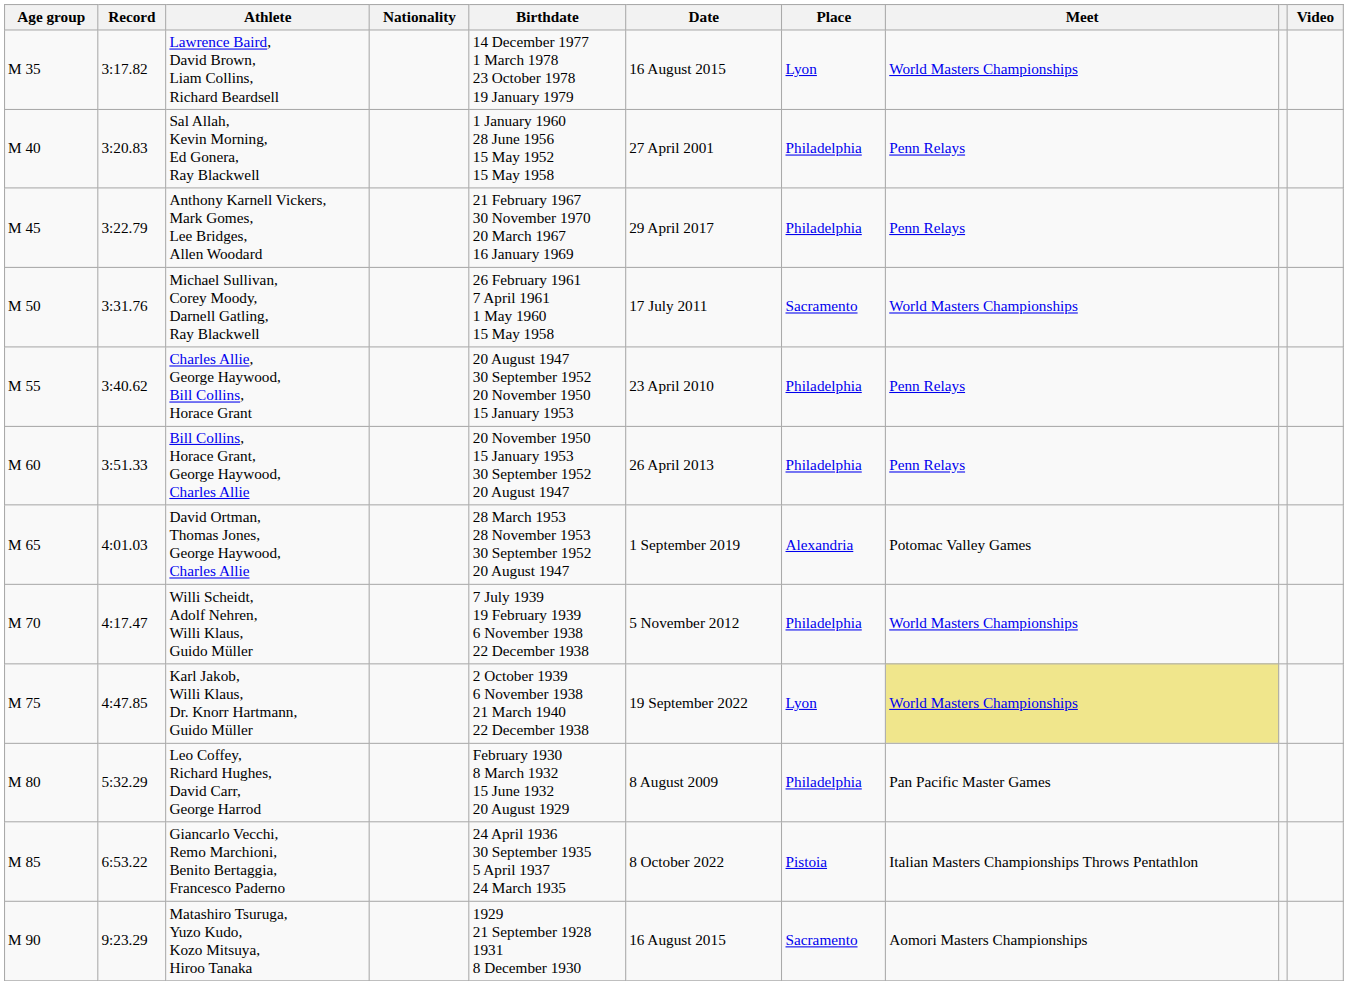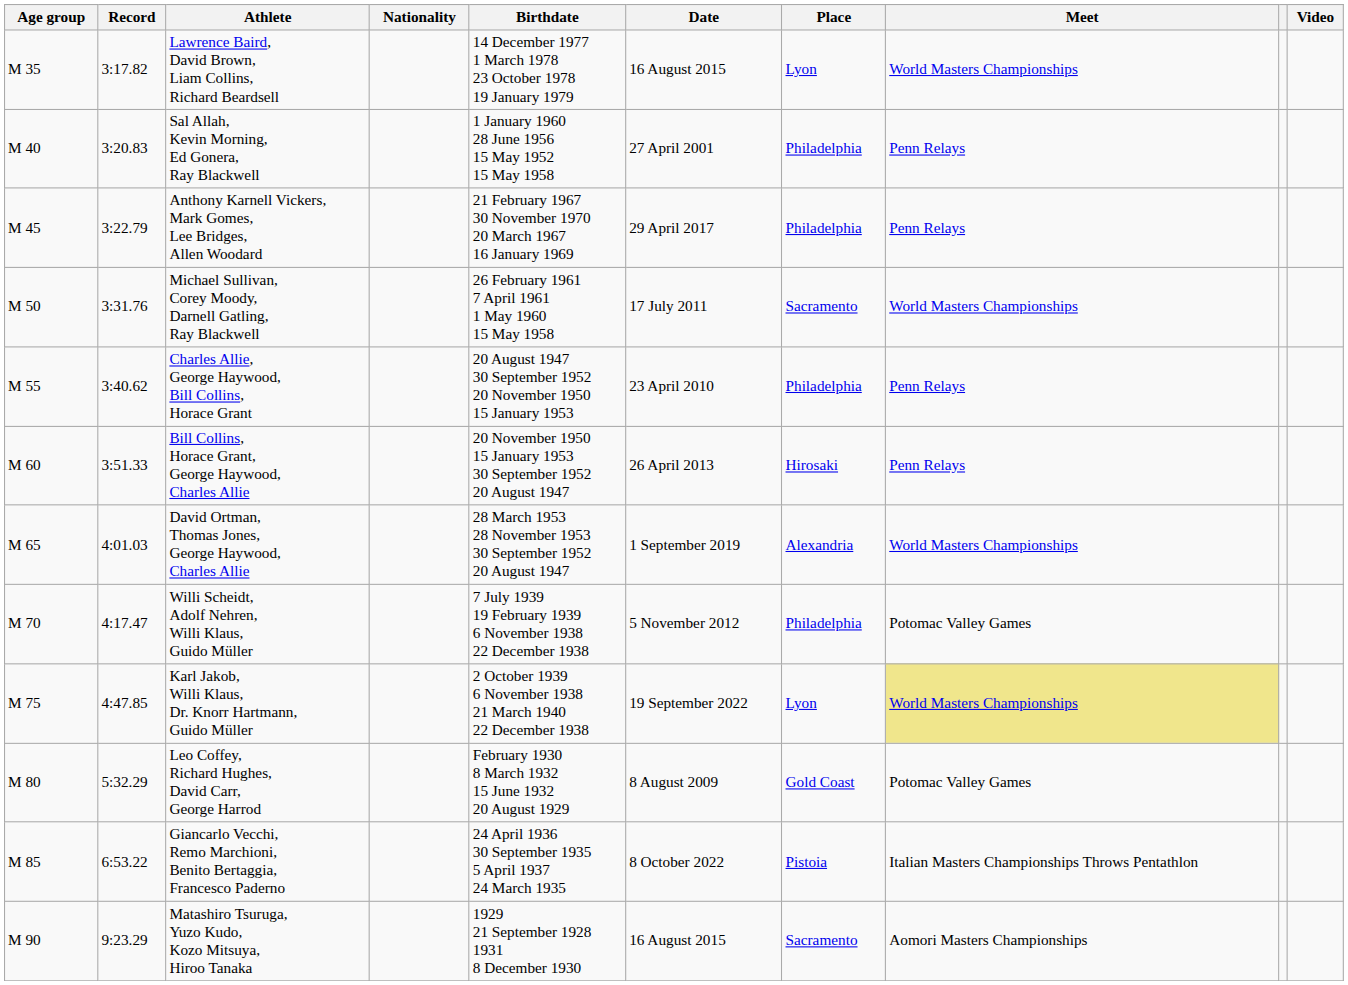(824, 465) Philadelphia -> (812, 465) Hirosaki
(960, 545) Potomac Valley Games -> (984, 545) World Masters Championships
(984, 624) World Masters Championships -> (960, 624) Potomac Valley Games
(824, 782) Philadelphia -> (820, 782) Gold Coast
(970, 782) Pan Pacific Master Games -> (960, 782) Potomac Valley Games
